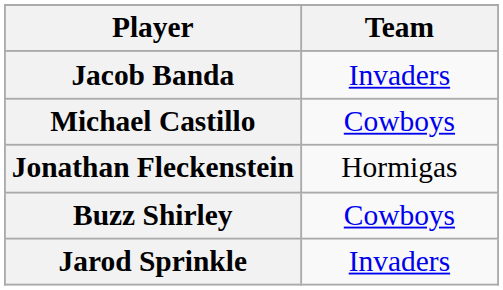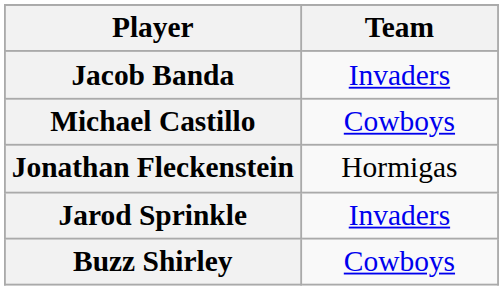rows swapped: (153, 214) <-> (153, 261)
